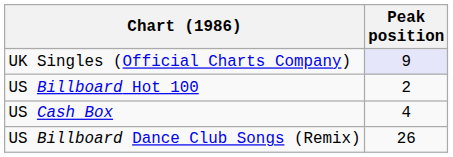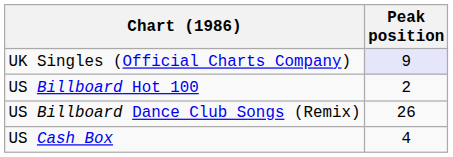rows swapped: (184, 139) <-> (61, 113)
